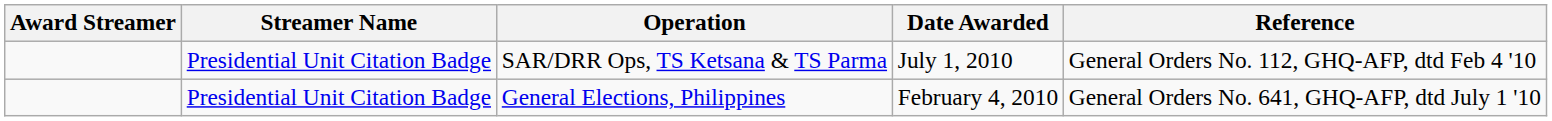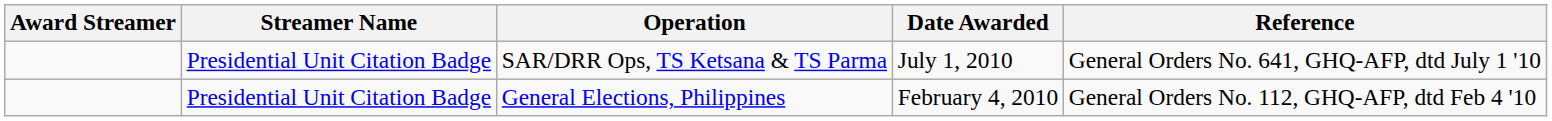(1302, 60) General Orders No. 112, GHQ-AFP, dtd Feb 4 '10 -> (1305, 60) General Orders No. 641, GHQ-AFP, dtd July 1 '10
(1305, 97) General Orders No. 641, GHQ-AFP, dtd July 1 '10 -> (1302, 97) General Orders No. 112, GHQ-AFP, dtd Feb 4 '10
